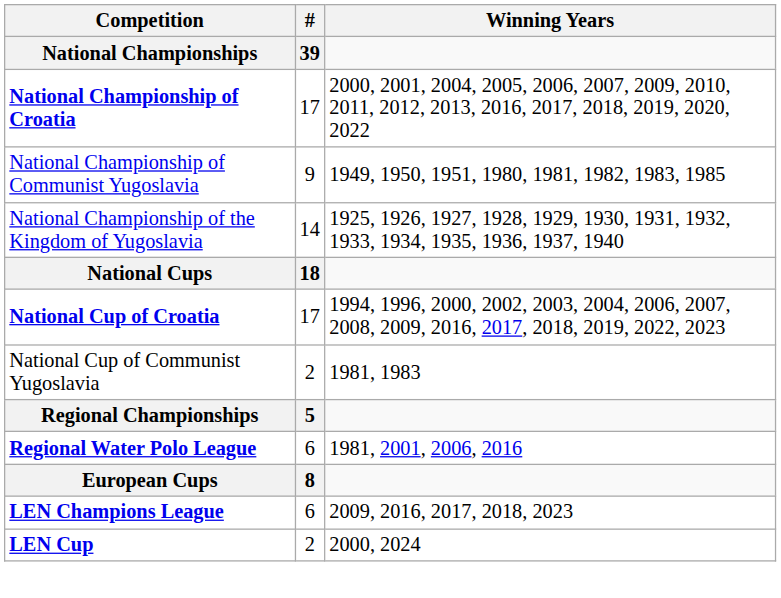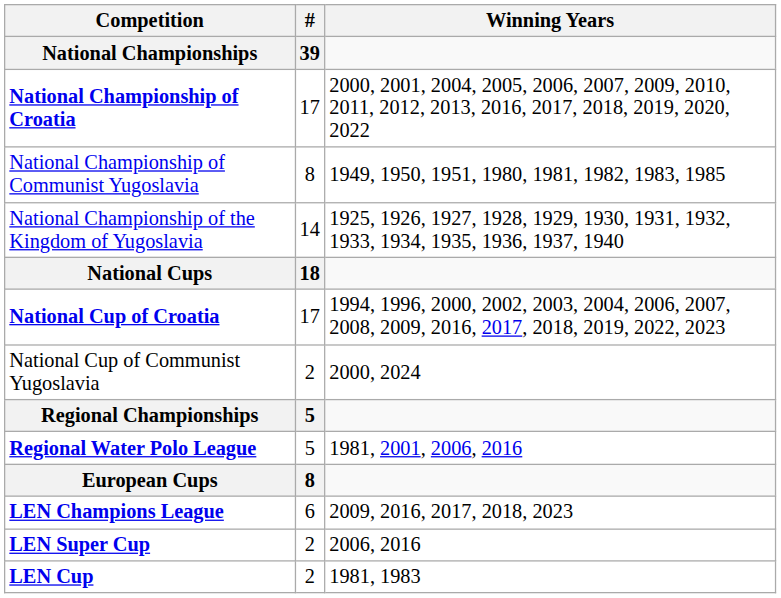(310, 174) 9 -> (310, 174) 8
(375, 371) 1981, 1983 -> (375, 371) 2000, 2024
(310, 447) 6 -> (310, 447) 5
+ row: (80, 544)
(375, 544) 2000, 2024 -> (375, 576) 1981, 1983
